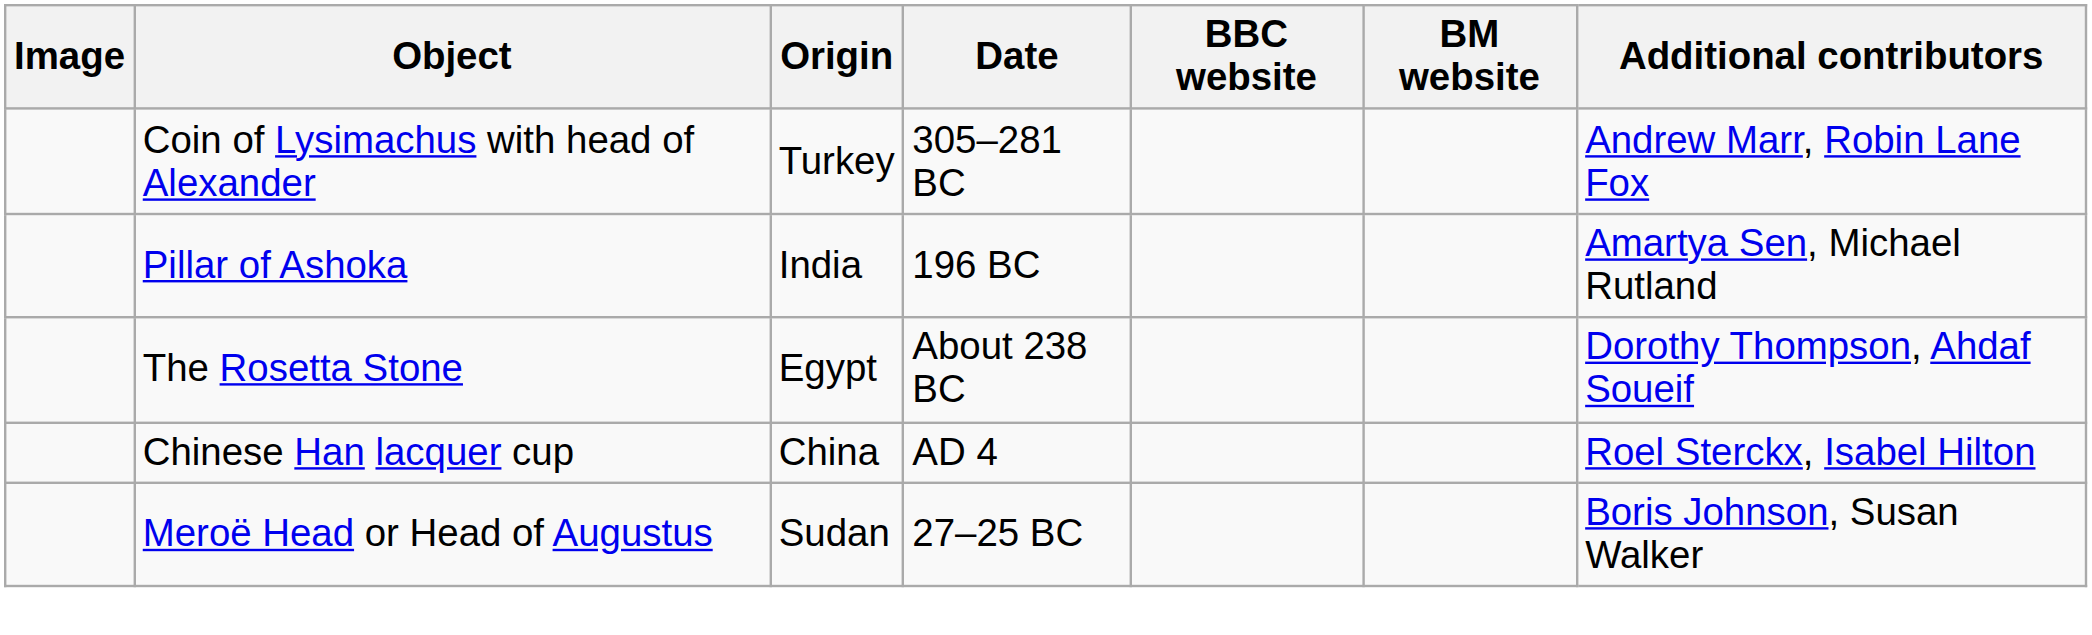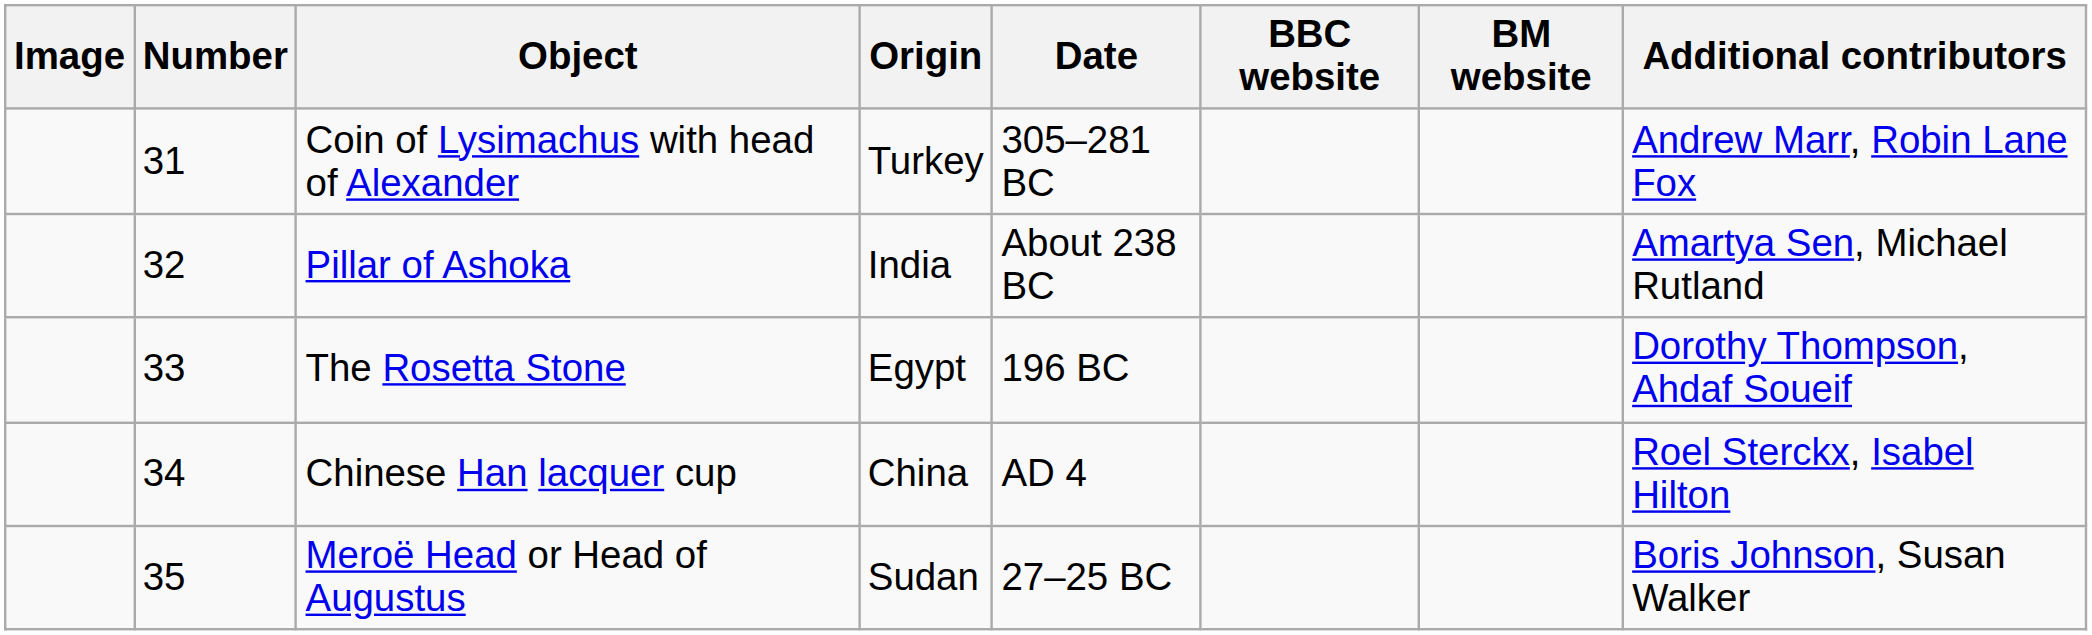+ column: (215, 56)
(976, 264) 196 BC -> (1089, 264) About 238 BC
(1000, 368) About 238 BC -> (1065, 368) 196 BC
